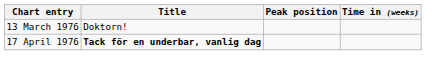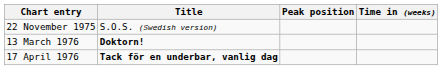+ row: (51, 27)
(105, 27) normal -> (122, 42) bold
